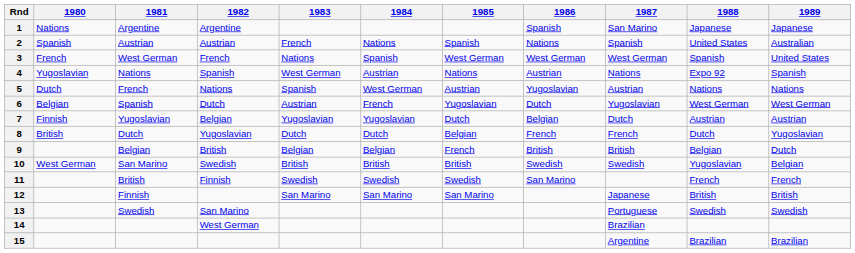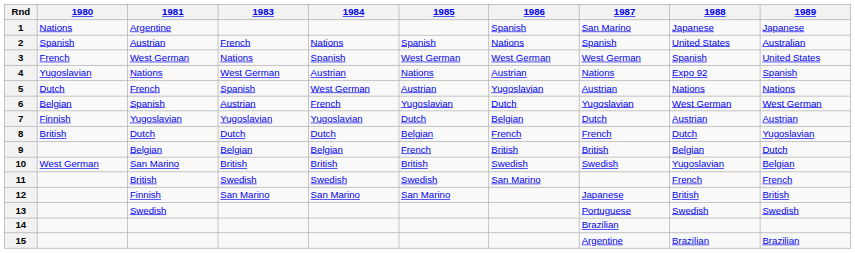- column: (238, 12)
